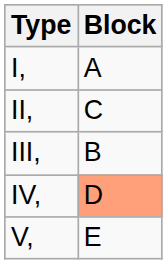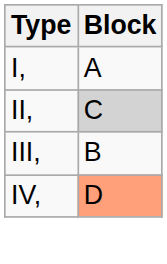(93, 110) no background -> (93, 110) lightgrey background
- row: (22, 237)
